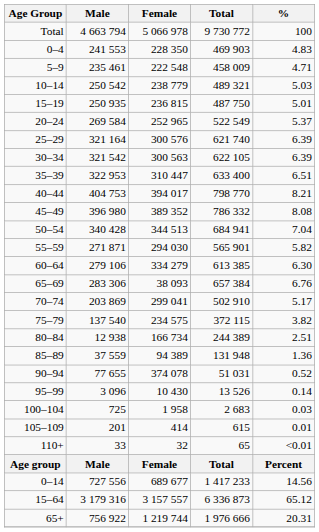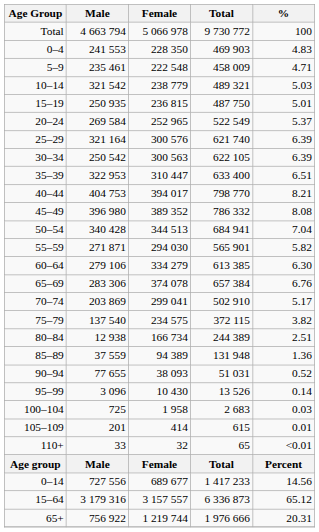(107, 85) 250 542 -> (107, 85) 321 542
(107, 157) 321 542 -> (107, 157) 250 542
(172, 283) 38 093 -> (169, 283) 374 078
(169, 373) 374 078 -> (172, 373) 38 093
